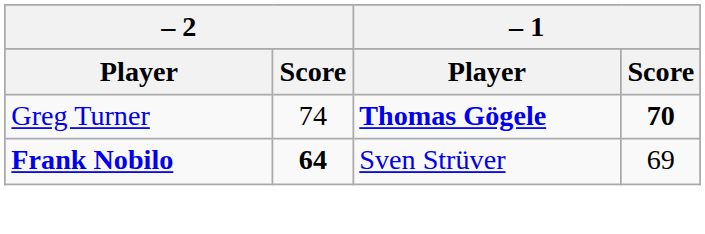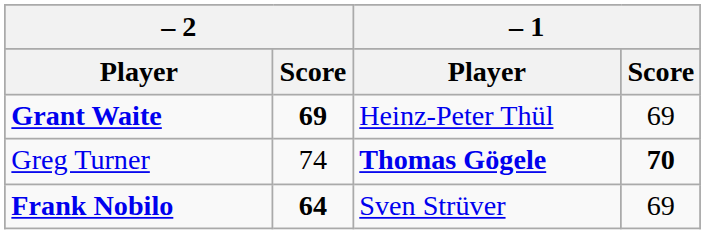+ row: (87, 116)
